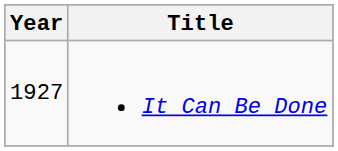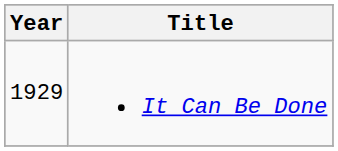(37, 94) 1927 -> (37, 94) 1929
